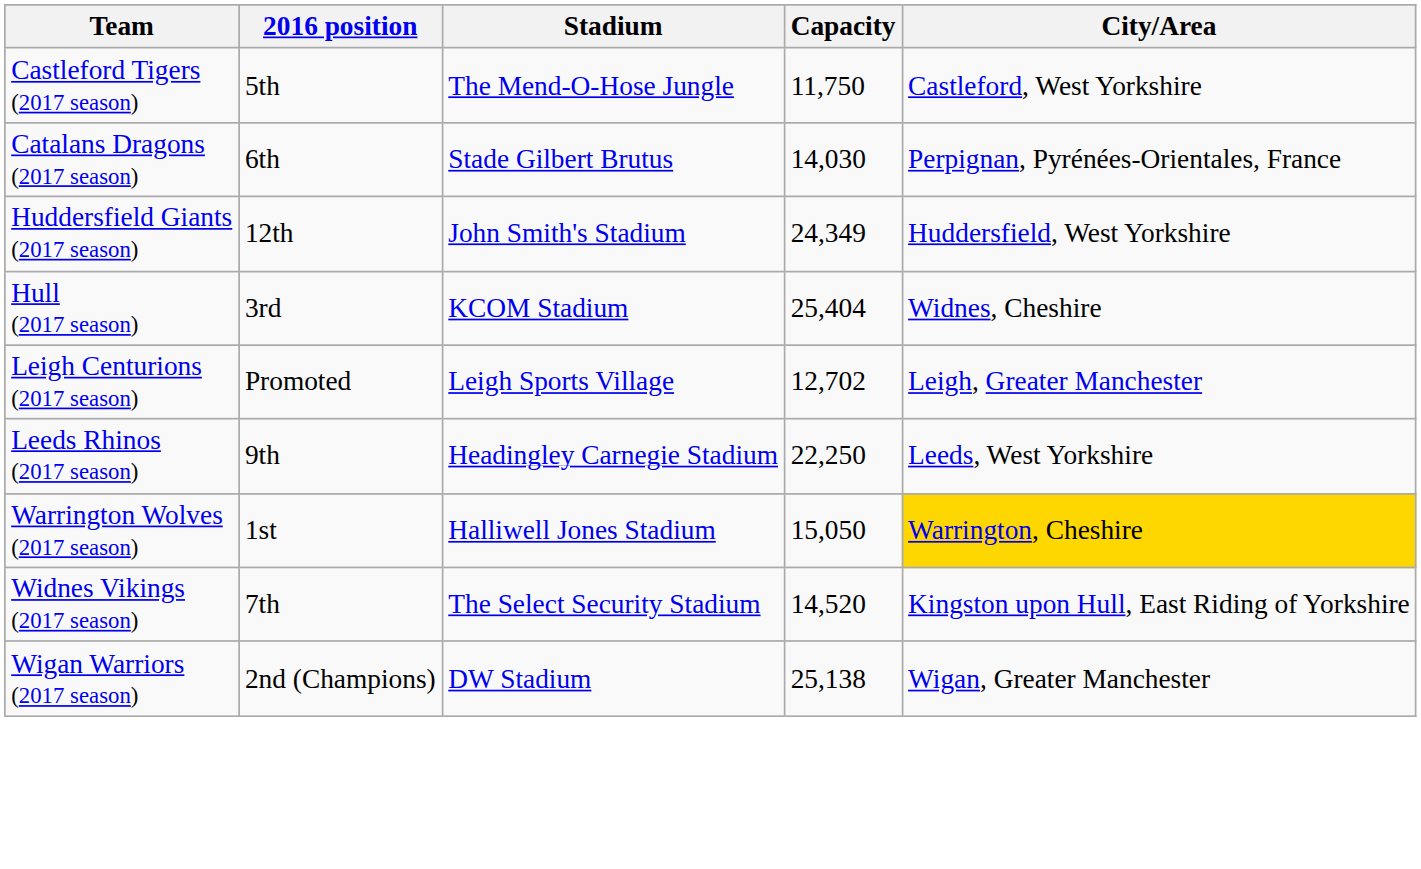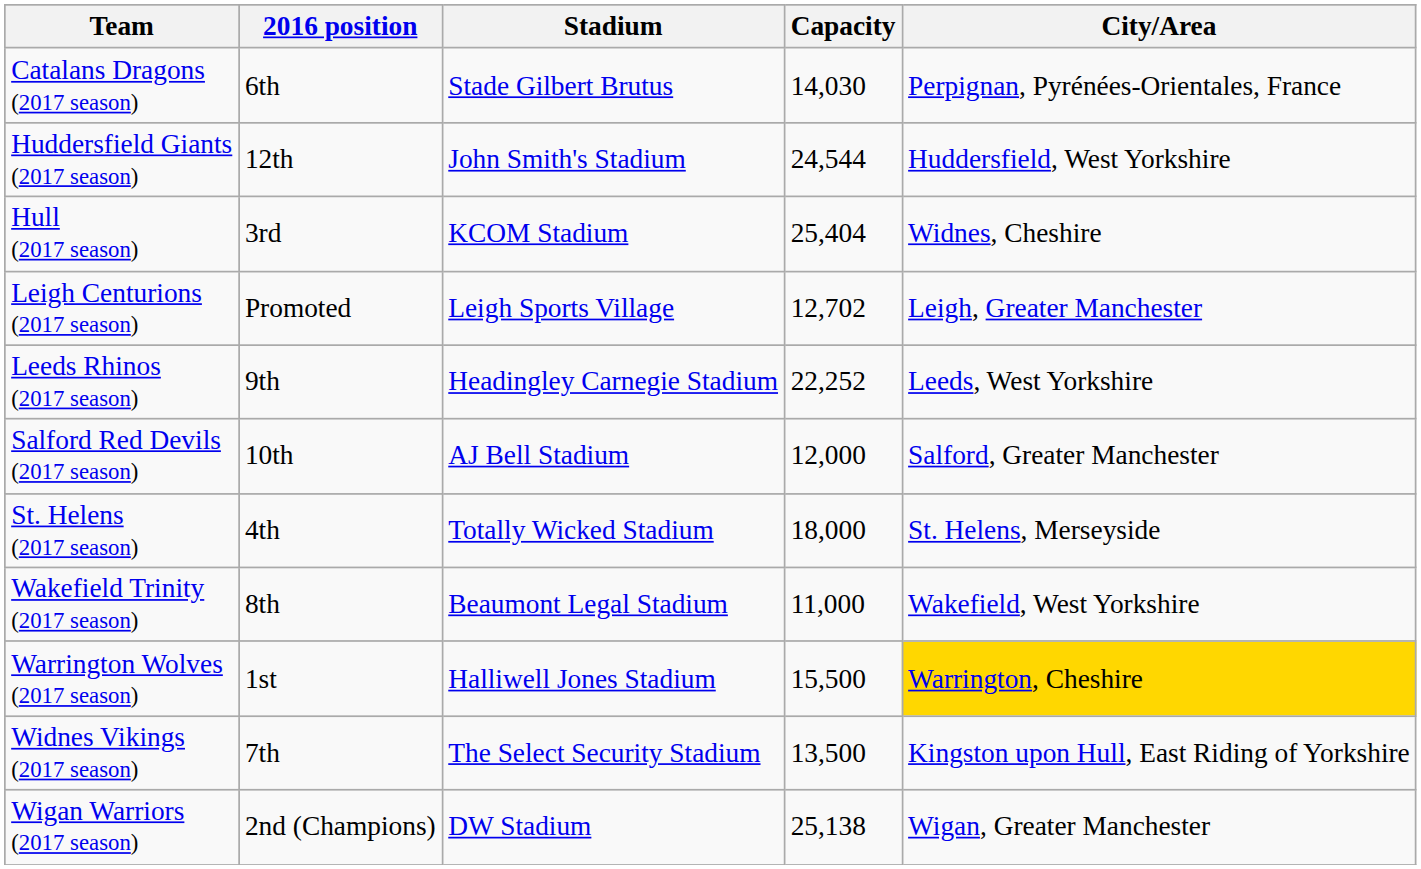- row: (106, 84)
(828, 233) 24,349 -> (828, 159) 24,544
(828, 455) 22,250 -> (828, 381) 22,252
+ row: (116, 455)
+ row: (75, 530)
+ row: (108, 604)
(828, 530) 15,050 -> (828, 678) 15,500
(828, 604) 14,520 -> (828, 752) 13,500
